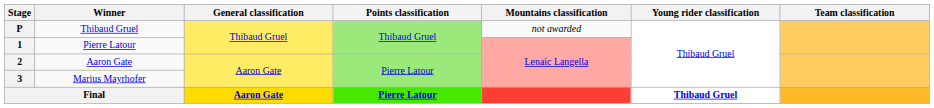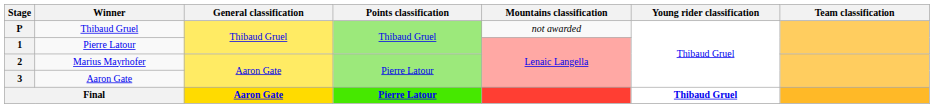(109, 62) Aaron Gate -> (109, 62) Marius Mayrhofer
(109, 79) Marius Mayrhofer -> (109, 79) Aaron Gate
